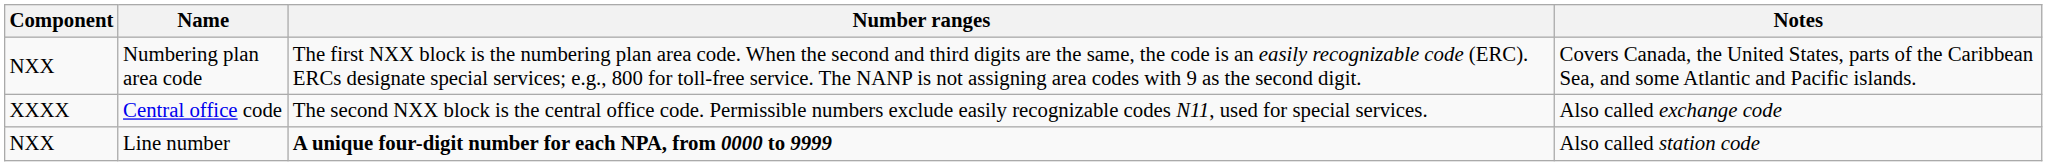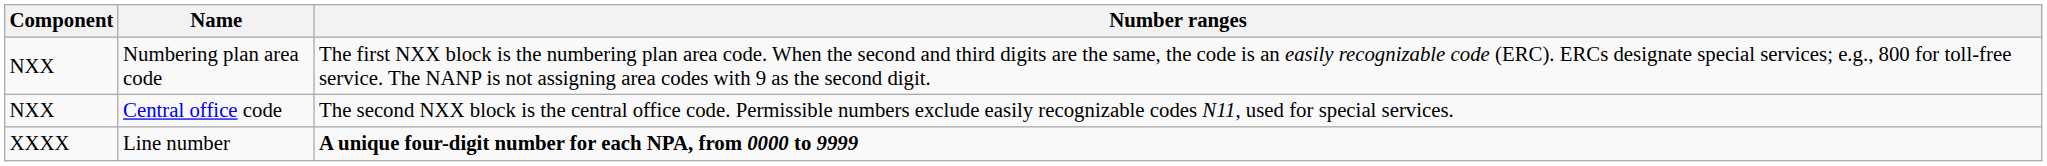- column: (1798, 20)
(39, 110) XXXX -> (32, 110) NXX
(32, 143) NXX -> (39, 143) XXXX
